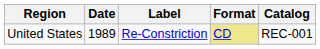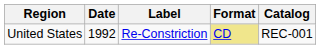(102, 34) 1989 -> (102, 34) 1992
